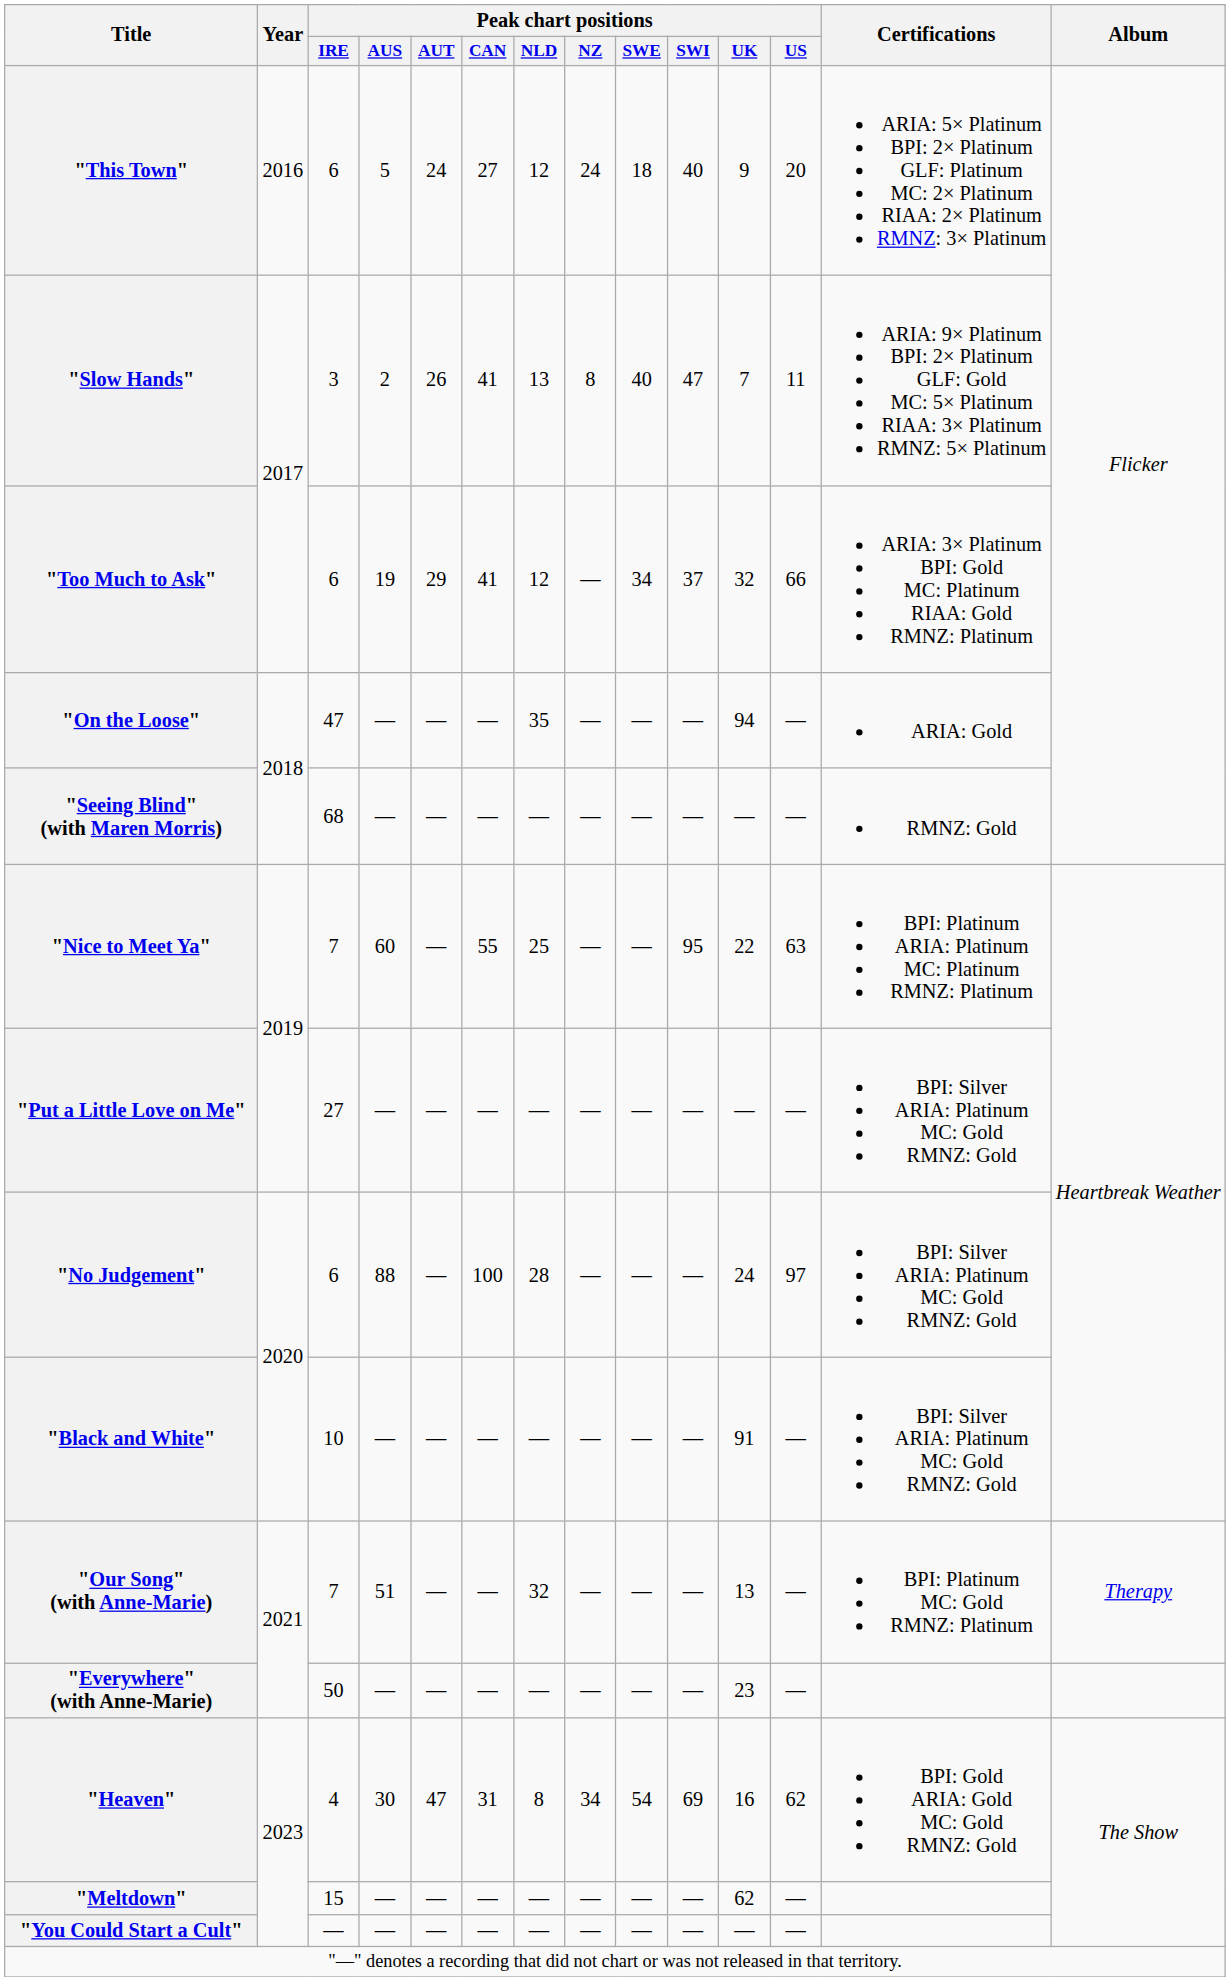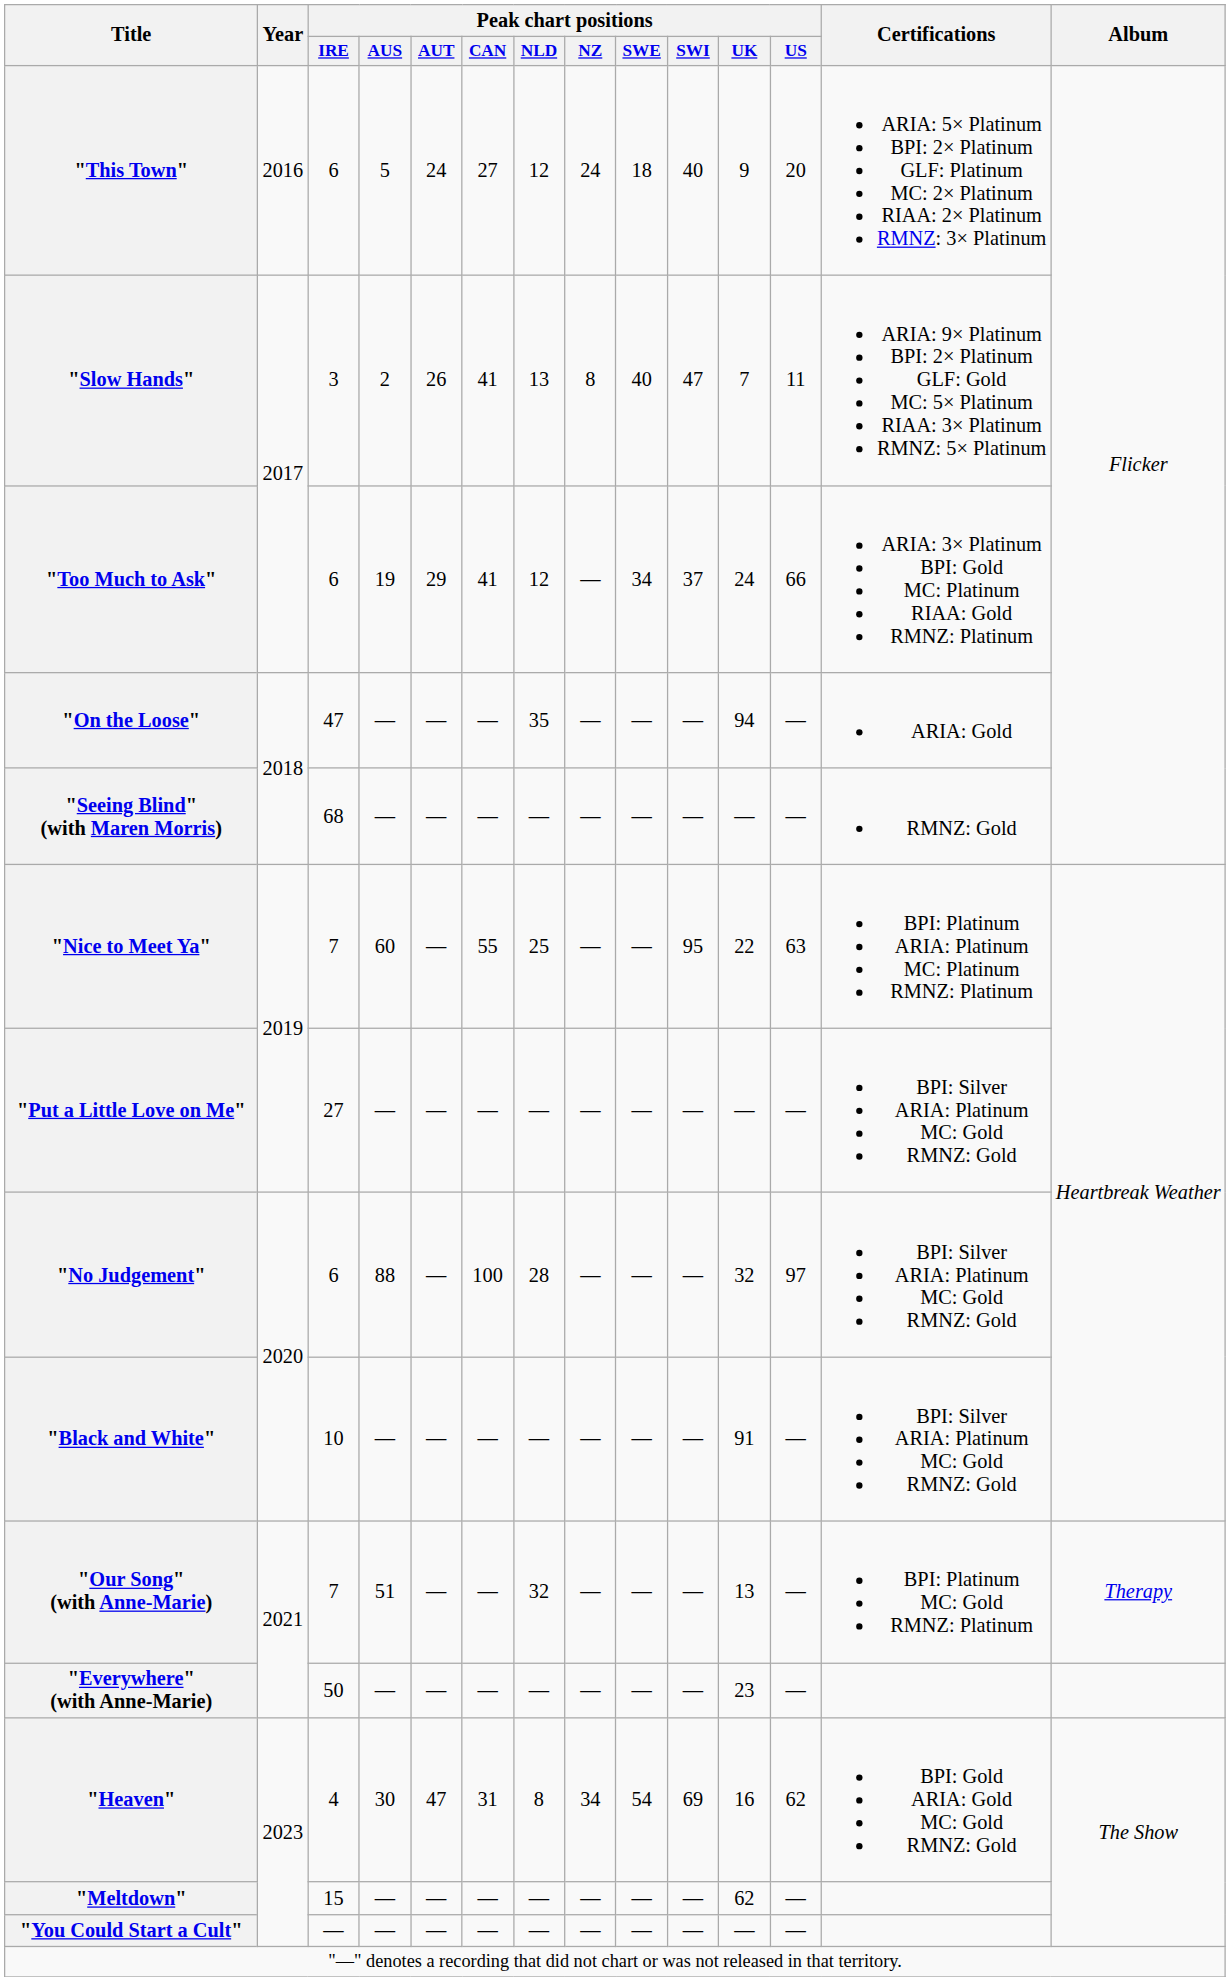(744, 578) 32 -> (744, 578) 24
(744, 1274) 24 -> (744, 1274) 32
